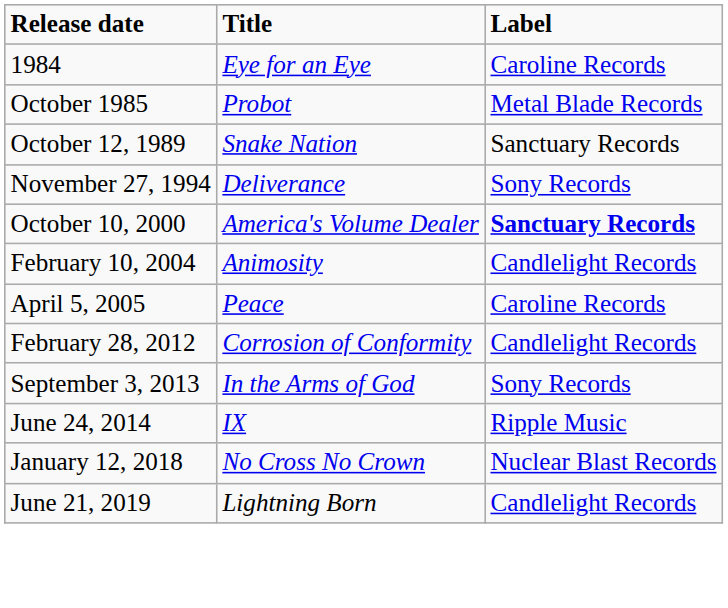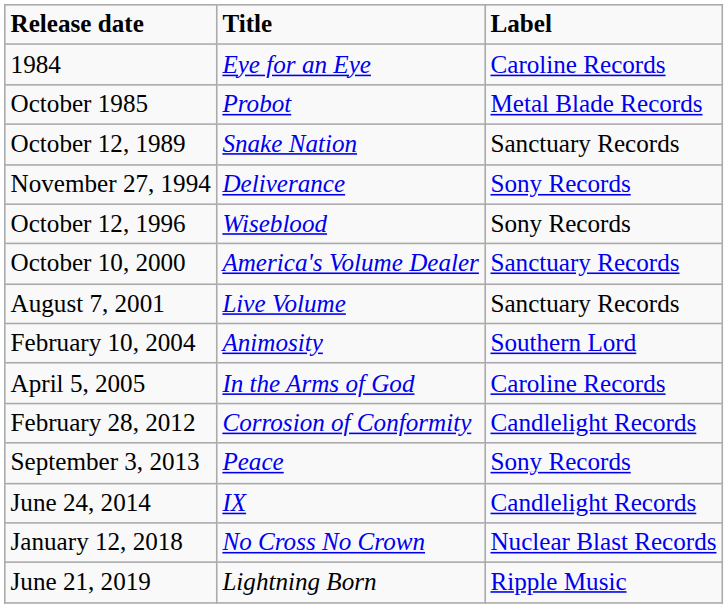+ row: (98, 223)
(593, 223) bold -> (585, 263) normal
+ row: (88, 303)
(593, 263) Candlelight Records -> (563, 343) Southern Lord
(253, 303) Peace -> (318, 382) In the Arms of God
(318, 382) In the Arms of God -> (253, 462) Peace
(559, 422) Ripple Music -> (593, 502) Candlelight Records
(593, 502) Candlelight Records -> (559, 582) Ripple Music
